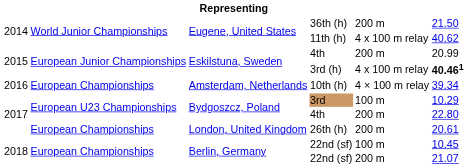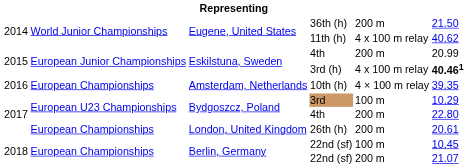(445, 85) 39.34 -> (445, 85) 39.35
